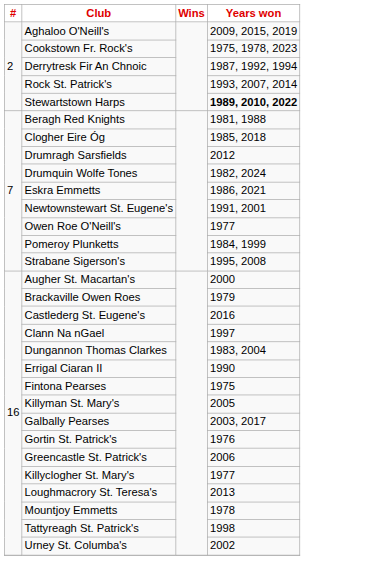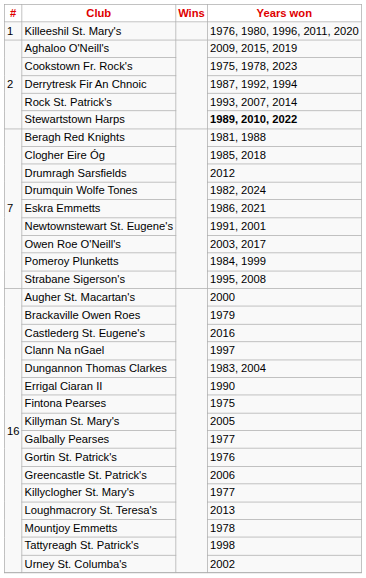+ row: (73, 31)
(222, 226) 1977 -> (238, 244) 2003, 2017
(238, 421) 2003, 2017 -> (222, 439) 1977
